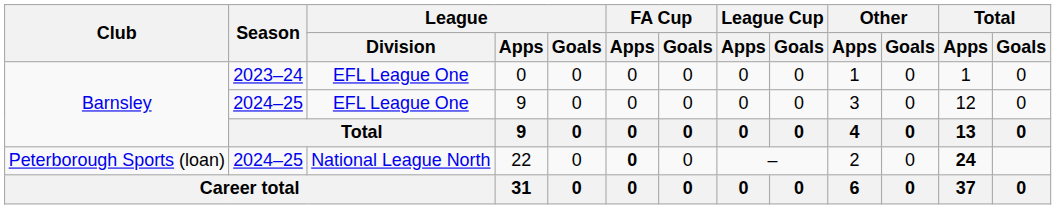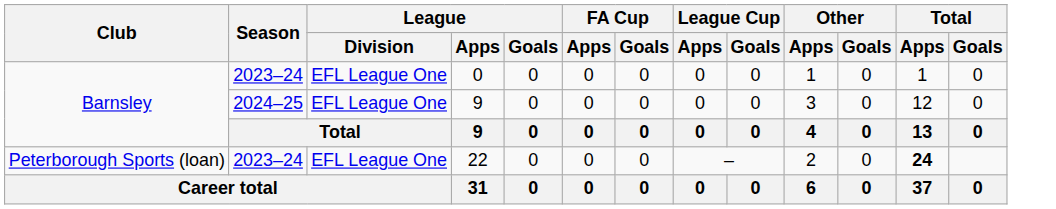(268, 160) 2024–25 -> (268, 160) 2023–24
(401, 160) National League North -> (379, 160) EFL League One
(632, 160) bold -> (589, 160) normal
